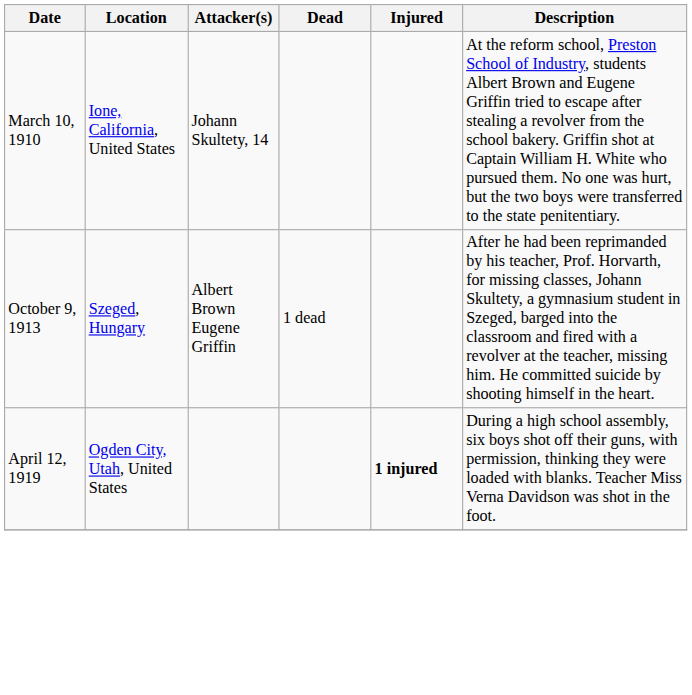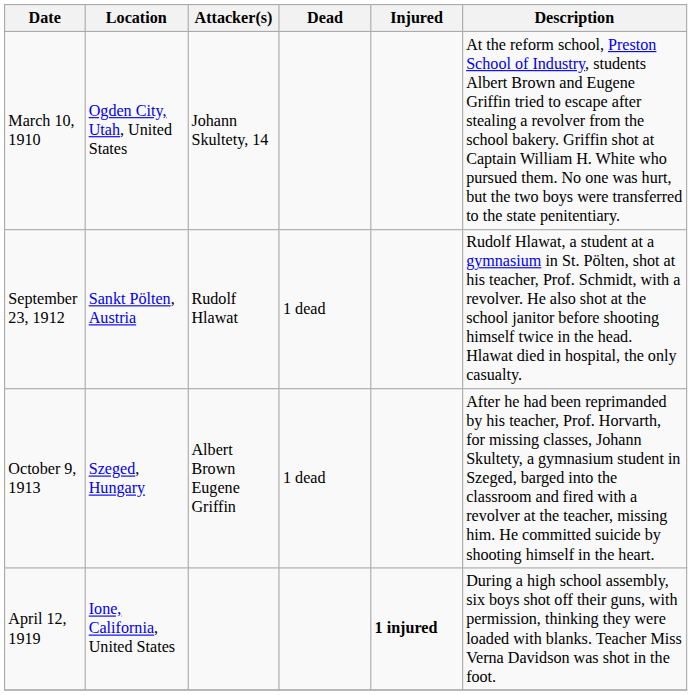(132, 130) Ione, California, United States -> (130, 130) Ogden City, Utah, United States
+ row: (43, 309)
(130, 469) Ogden City, Utah, United States -> (132, 629) Ione, California, United States
